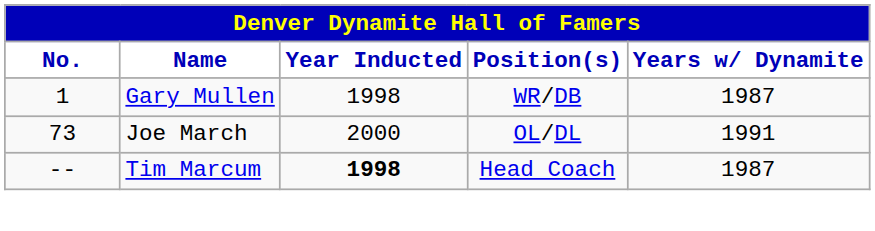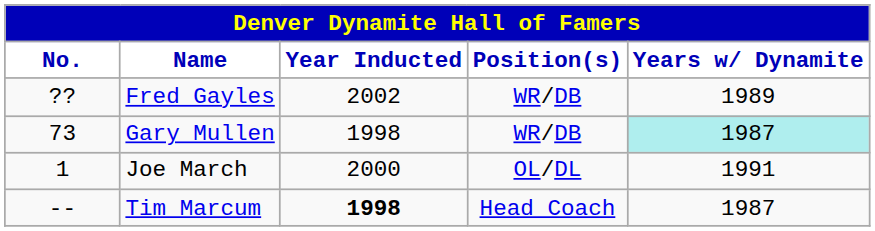+ row: (200, 97)
(62, 97) 1 -> (62, 134) 73
(748, 97) no background -> (748, 134) paleturquoise background
(62, 134) 73 -> (62, 171) 1
